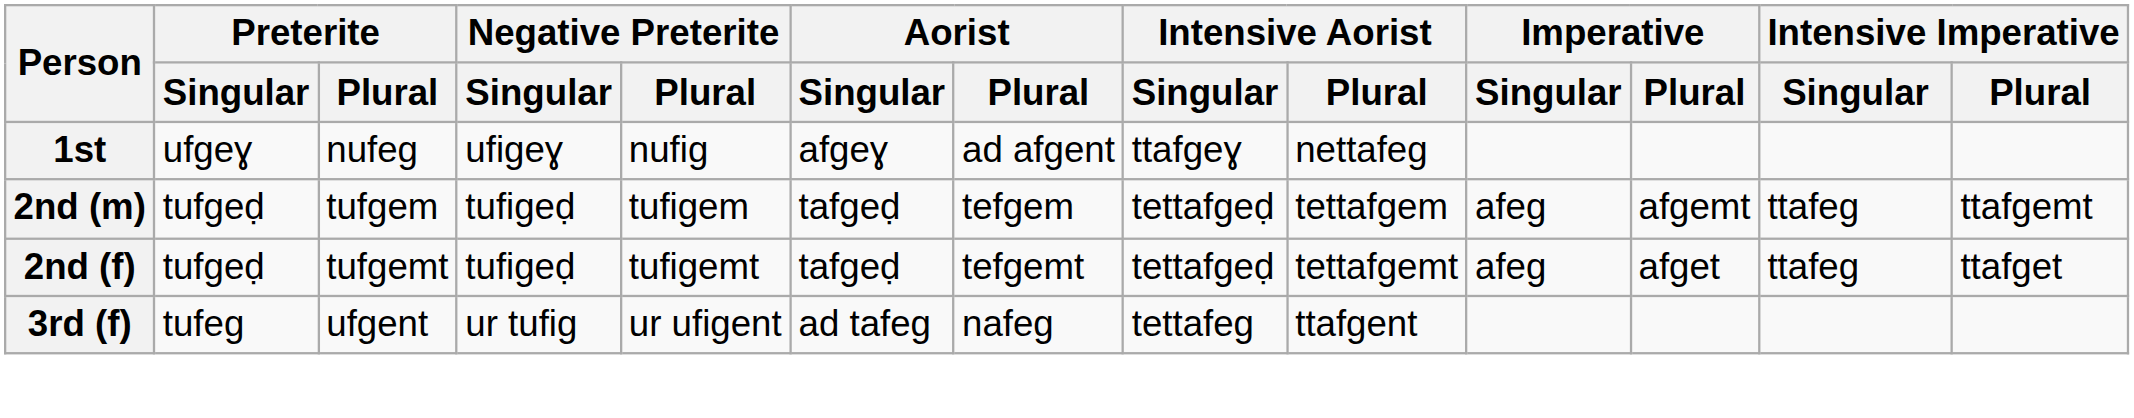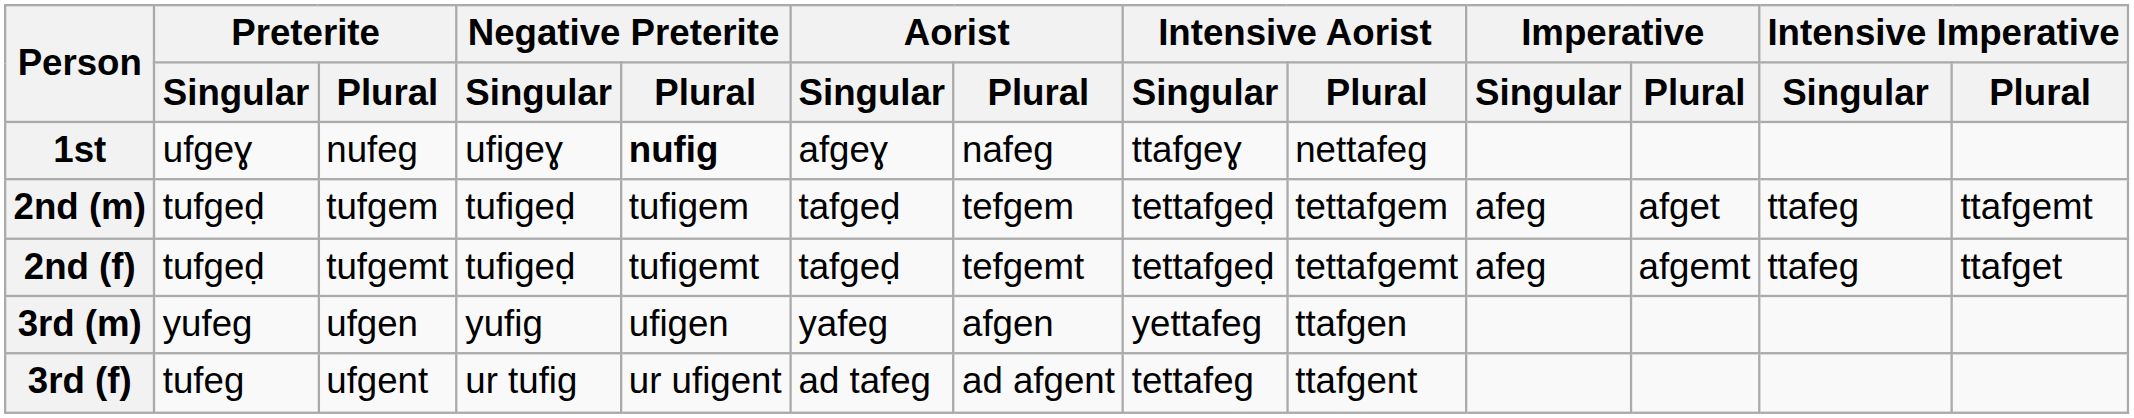(669, 149) normal -> (674, 149) bold
(1038, 149) ad afgent -> (1008, 149) nafeg
(1695, 207) afgemt -> (1679, 207) afget
(1679, 265) afget -> (1695, 265) afgemt
+ row: (80, 324)
(1008, 324) nafeg -> (1038, 382) ad afgent
